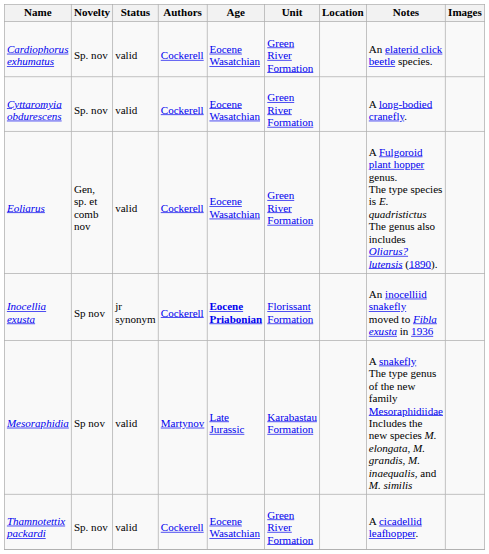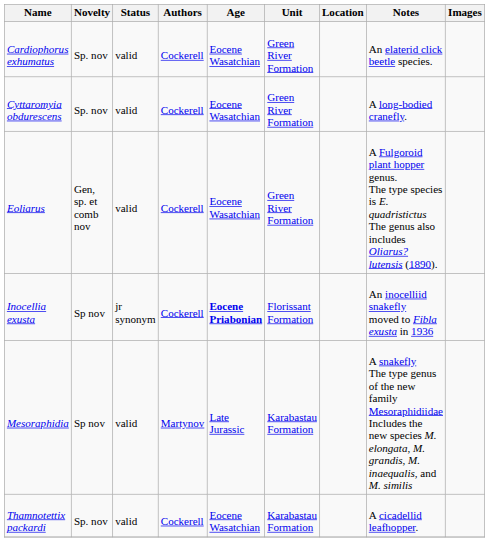(290, 528) Green River Formation -> (292, 521) Karabastau Formation
